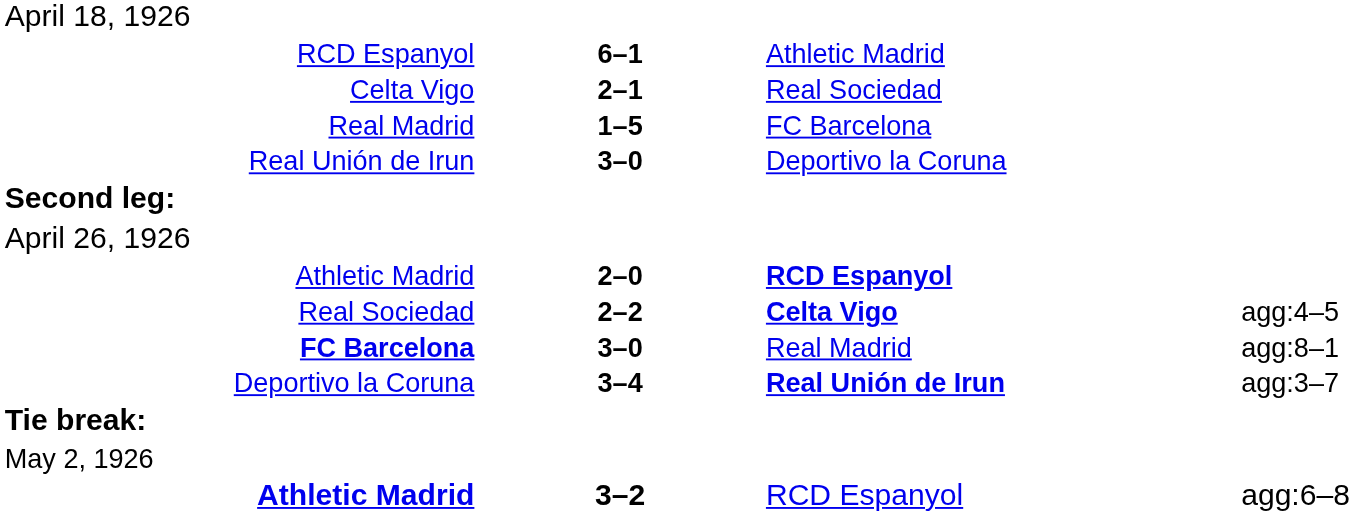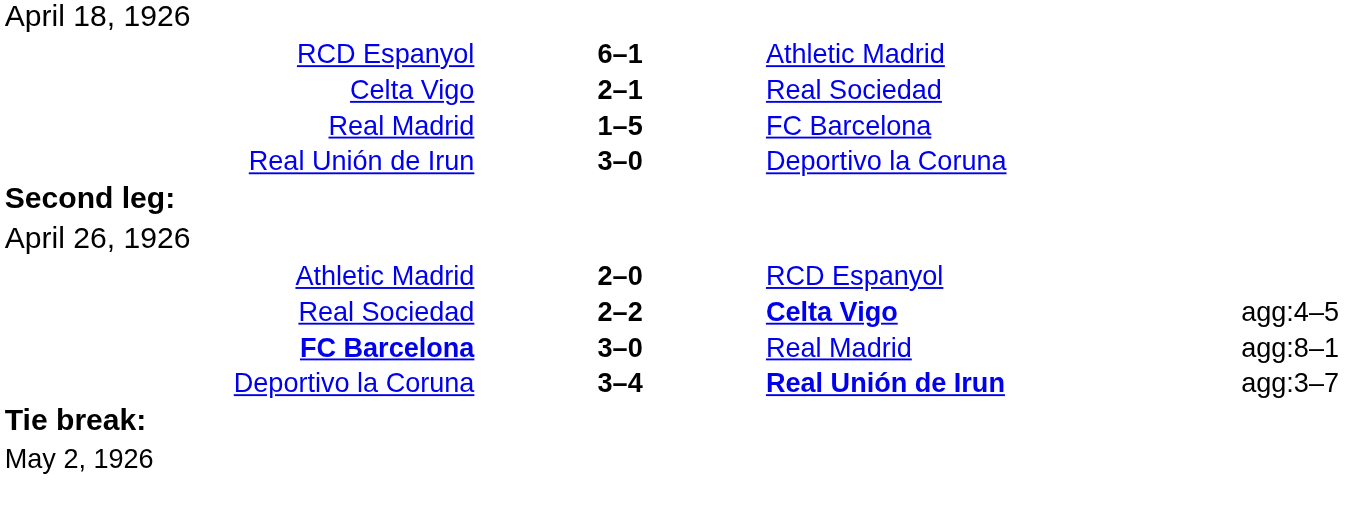(859, 276) bold -> (855, 276) normal
- row: (366, 495)
